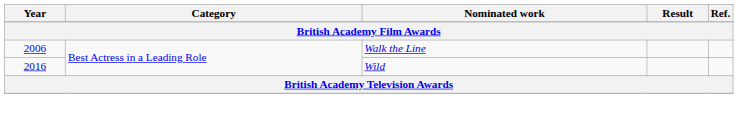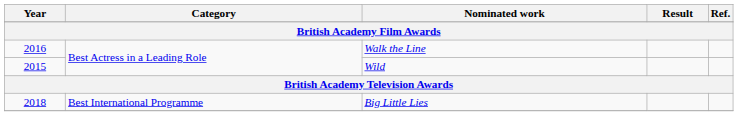(35, 48) 2006 -> (35, 48) 2016
(35, 66) 2016 -> (35, 66) 2015
+ row: (396, 102)
